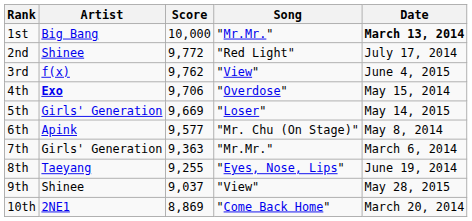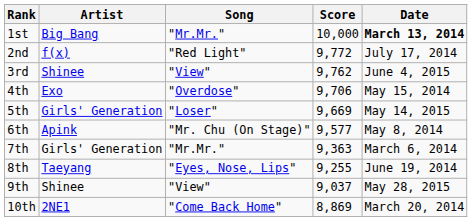columns swapped: (288, 14) <-> (189, 14)
(63, 53) Shinee -> (56, 53) f(x)
(56, 72) f(x) -> (63, 72) Shinee
(52, 91) bold -> (52, 91) normal
